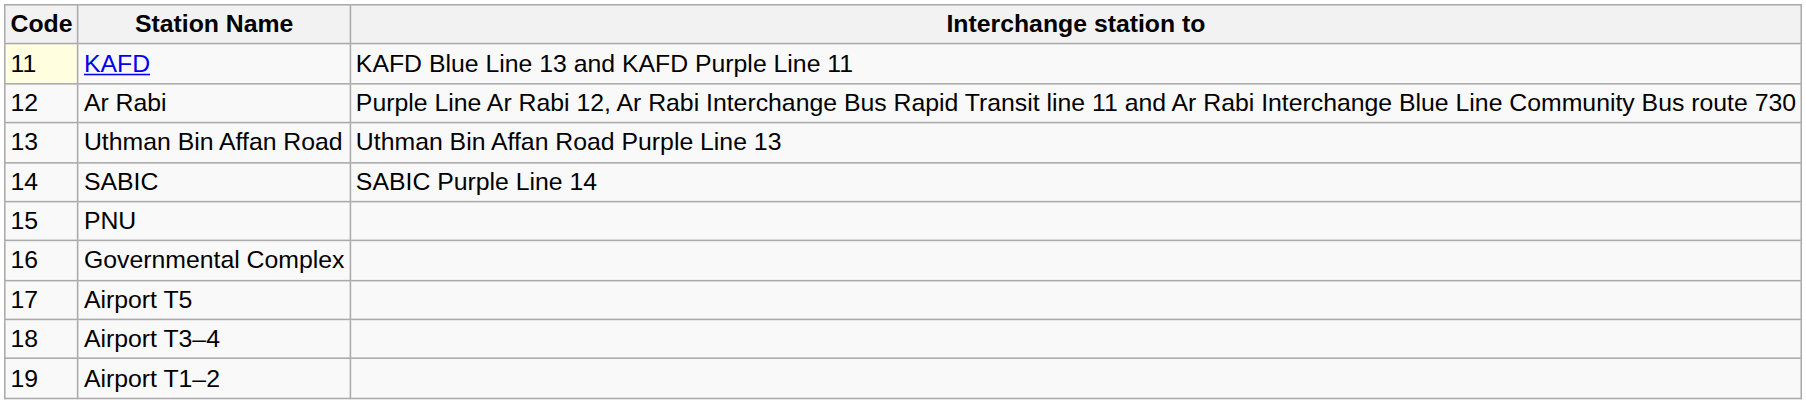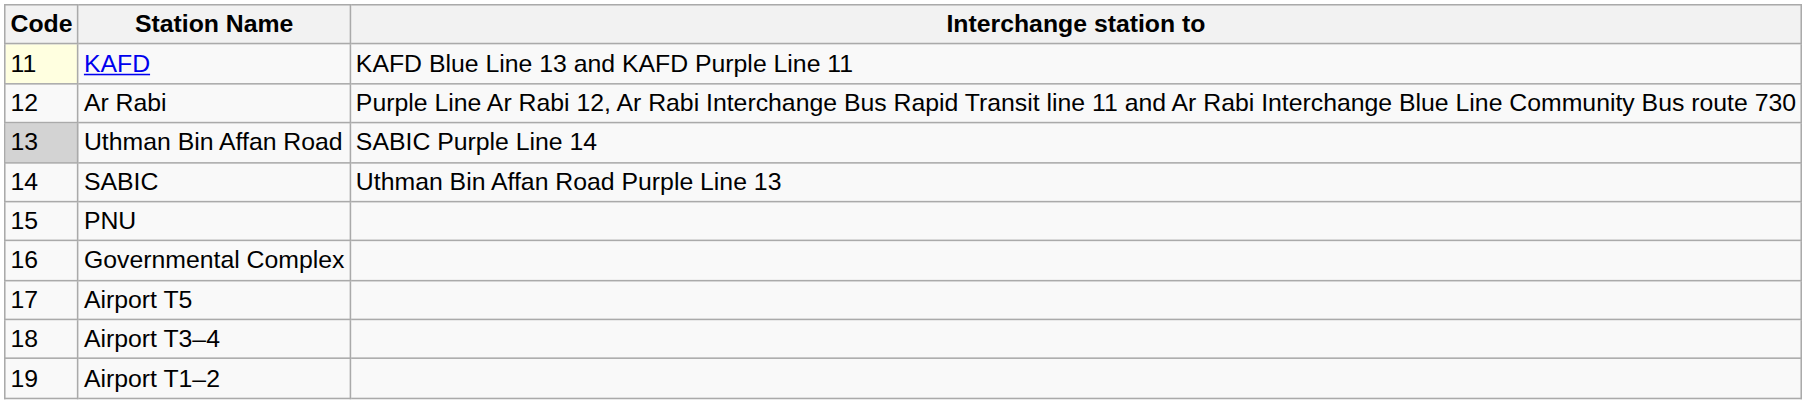(24, 142) no background -> (24, 142) lightgrey background
(569, 142) Uthman Bin Affan Road Purple Line 13 -> (477, 142) SABIC Purple Line 14
(477, 181) SABIC Purple Line 14 -> (569, 181) Uthman Bin Affan Road Purple Line 13
